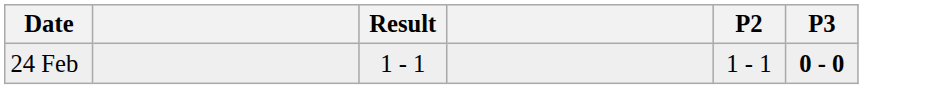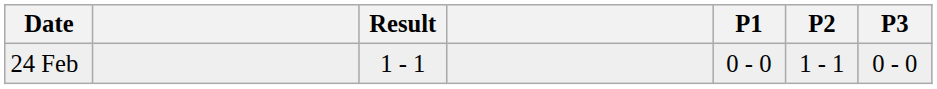+ column: (749, 24)
(822, 63) bold -> (895, 63) normal
